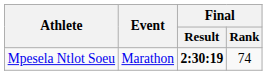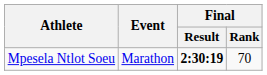(244, 59) 74 -> (244, 59) 70
